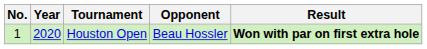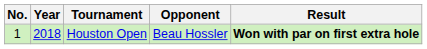(47, 34) 2020 -> (47, 34) 2018
